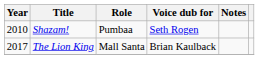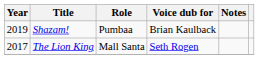(17, 29) 2010 -> (17, 29) 2019
(174, 29) Seth Rogen -> (183, 29) Brian Kaulback
(183, 46) Brian Kaulback -> (174, 46) Seth Rogen
